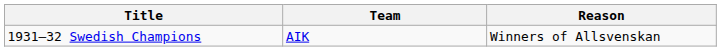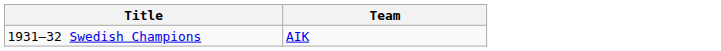- column: (601, 15)
